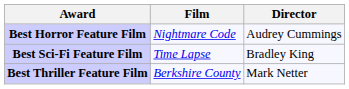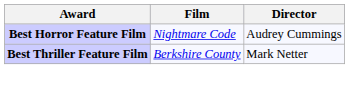- row: (77, 53)
